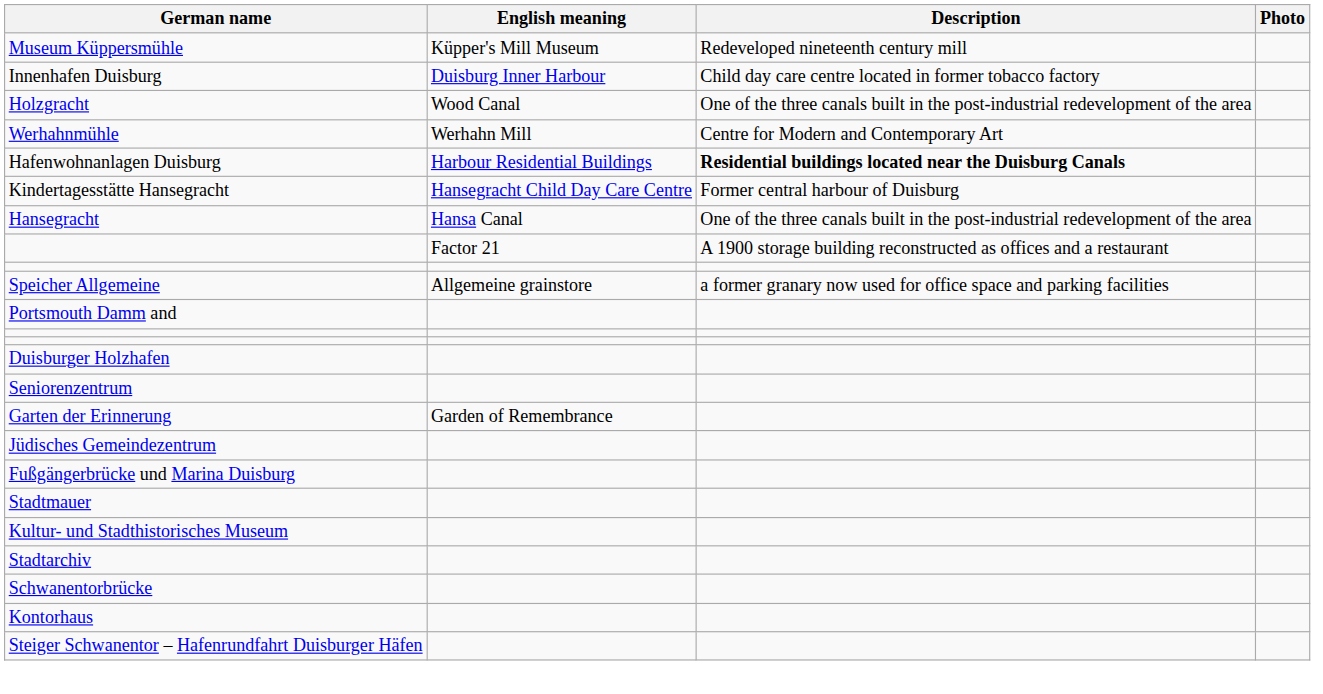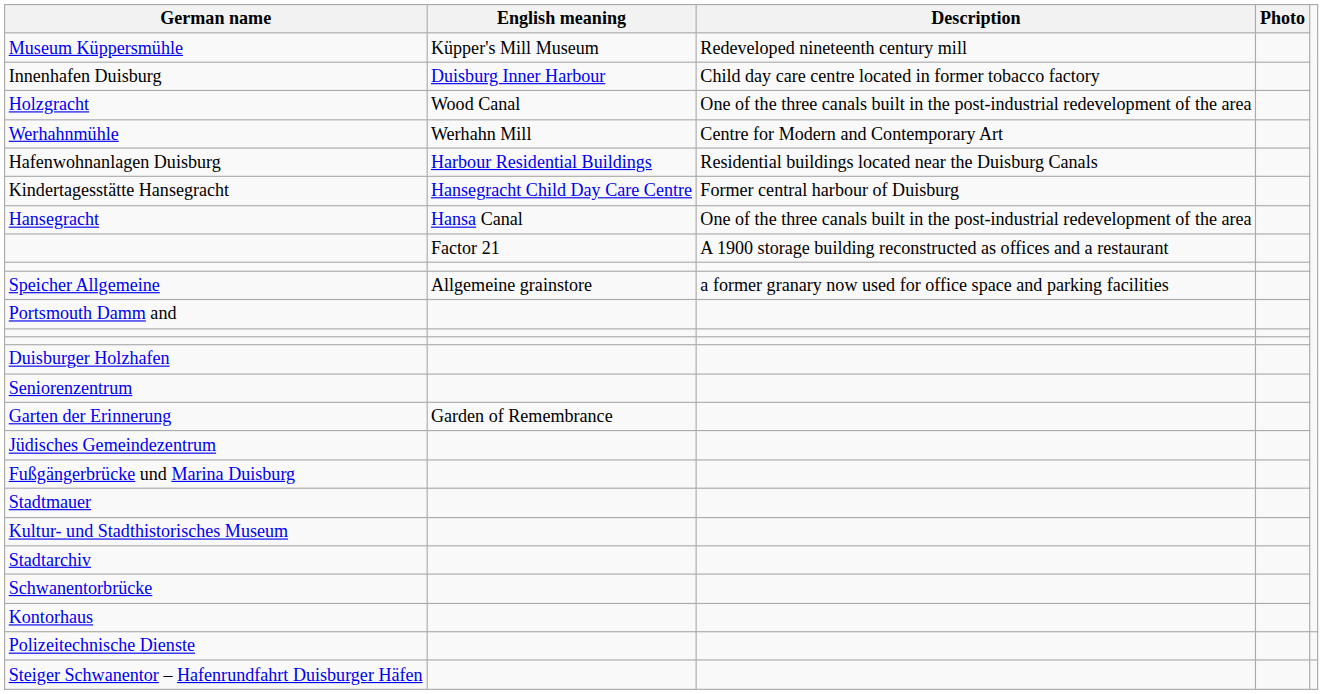(913, 162) bold -> (899, 162) normal
+ row: (102, 645)
